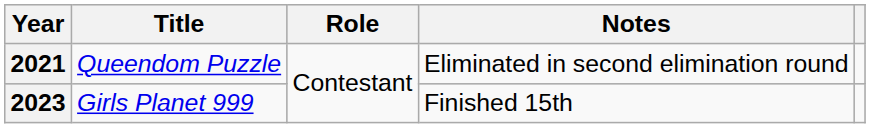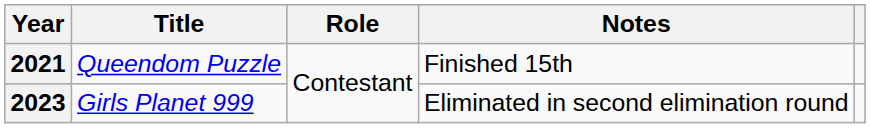(636, 63) Eliminated in second elimination round -> (498, 63) Finished 15th
(498, 102) Finished 15th -> (636, 102) Eliminated in second elimination round
